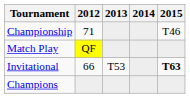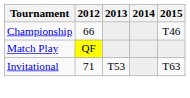(89, 31) 71 -> (89, 31) 66
(89, 66) 66 -> (89, 66) 71
(171, 66) bold -> (171, 66) normal
- row: (32, 84)
